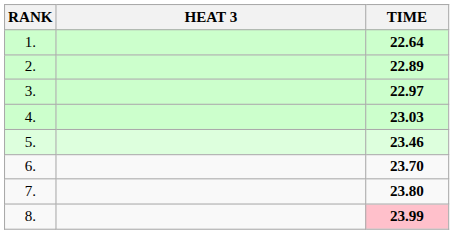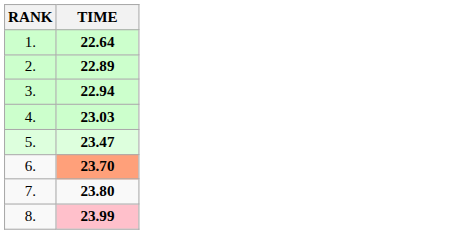- column: (211, 17)
(407, 92) 22.97 -> (97, 92) 22.94
(407, 142) 23.46 -> (97, 142) 23.47
(407, 166) no background -> (97, 166) lightsalmon background
